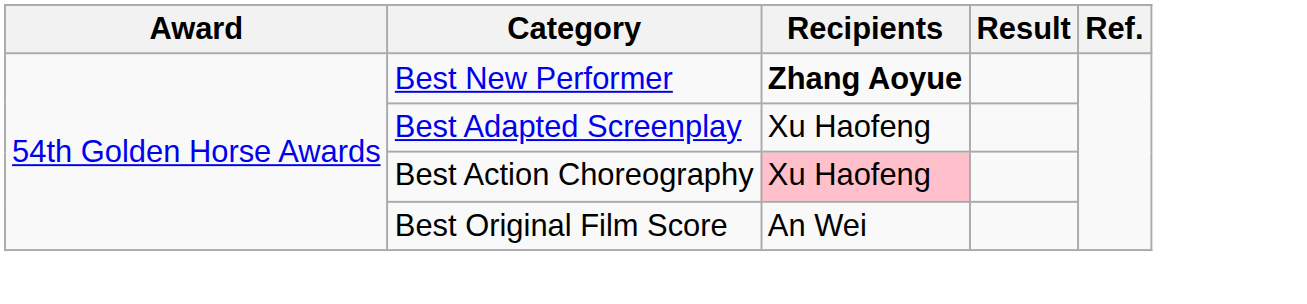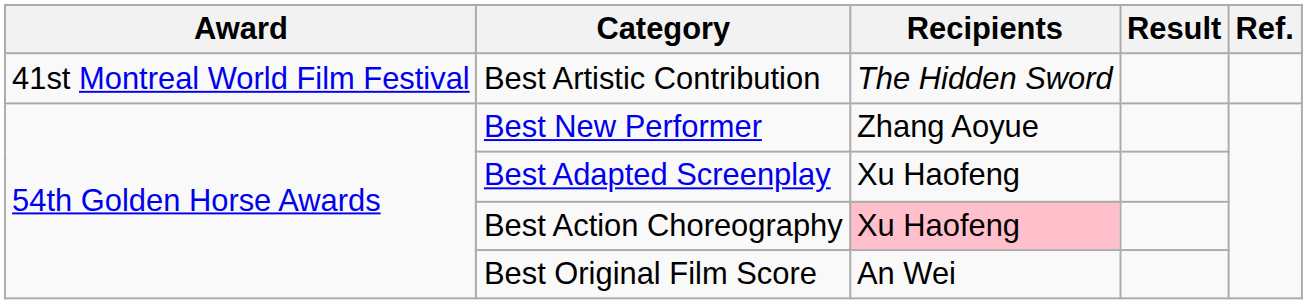+ row: (652, 77)
(865, 77) bold -> (948, 126) normal
